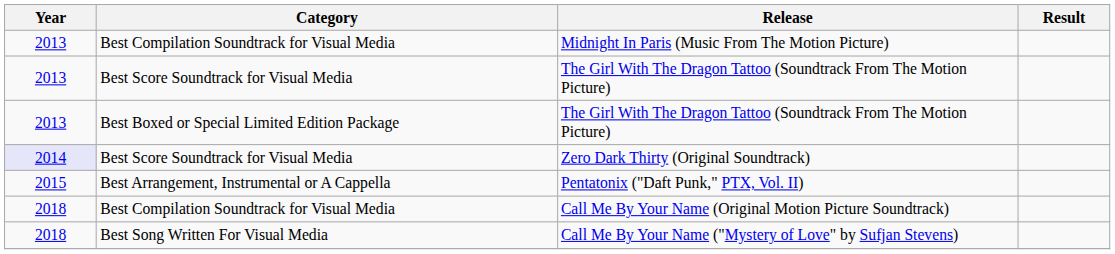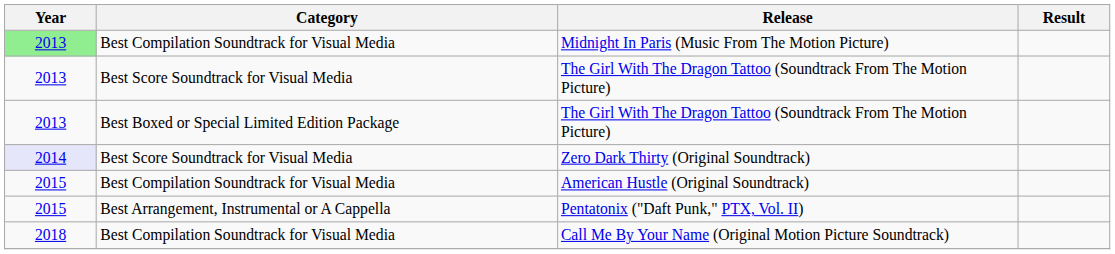(51, 43) no background -> (51, 43) lightgreen background
+ row: (248, 183)
- row: (214, 235)
